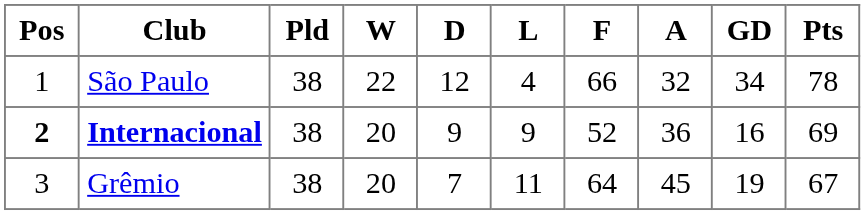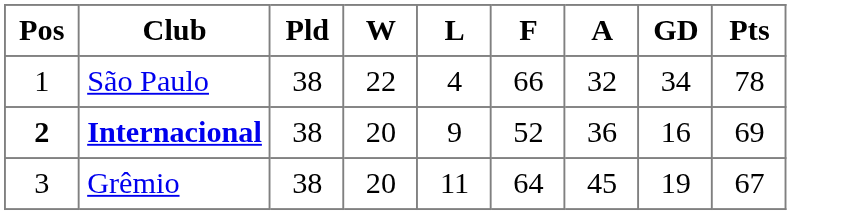- column: (455, 30)
